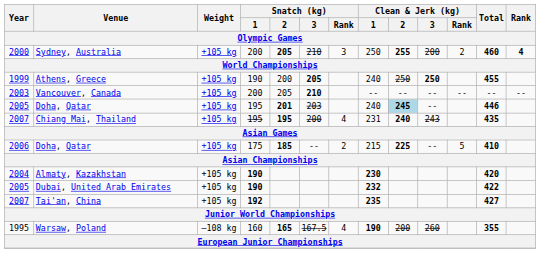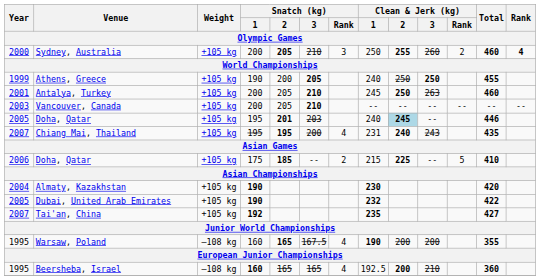(432, 52) 200 -> (432, 52) 260
+ row: (19, 92)
(432, 228) 260 -> (432, 242) 200
+ row: (19, 269)
